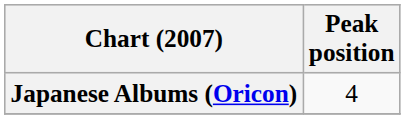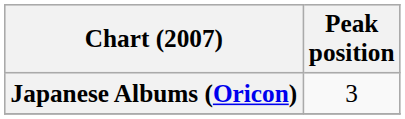(352, 93) 4 -> (352, 93) 3
